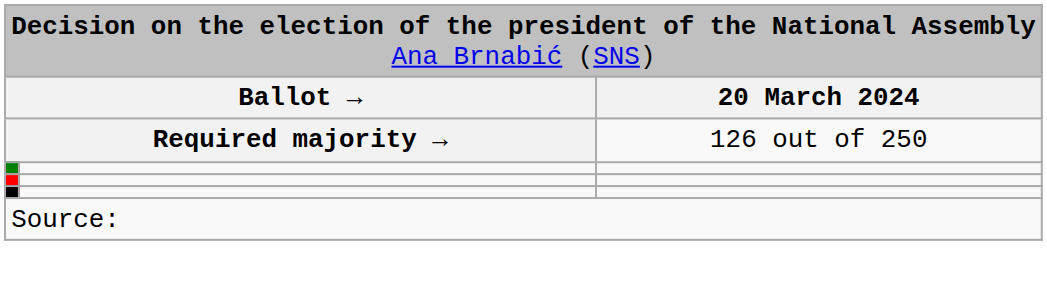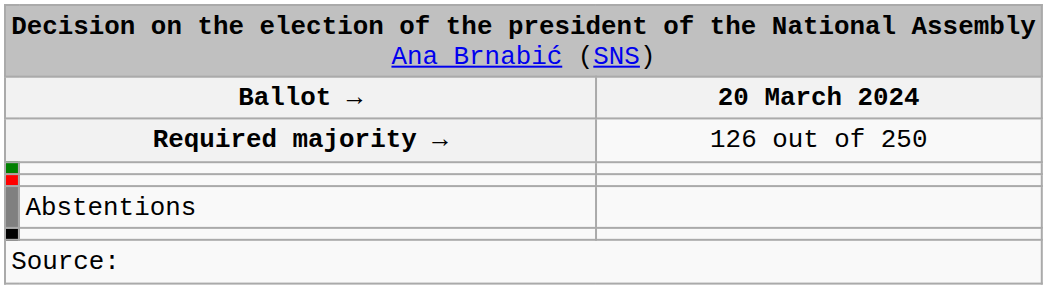+ row: (12, 207)
